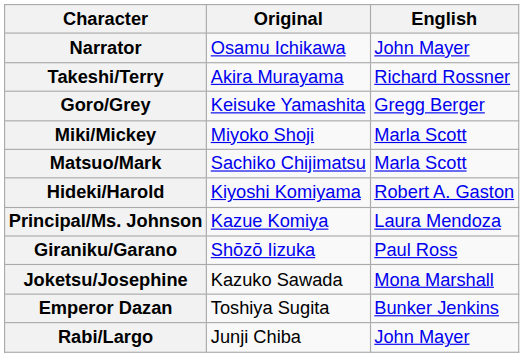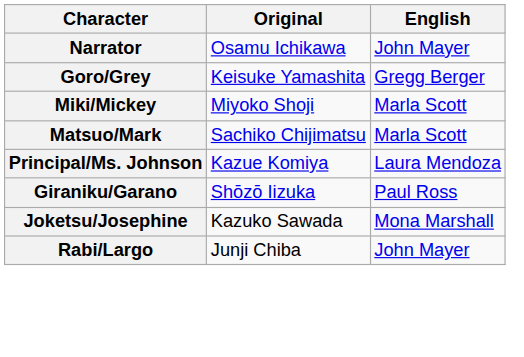- row: (106, 76)
- row: (106, 192)
- row: (106, 308)
